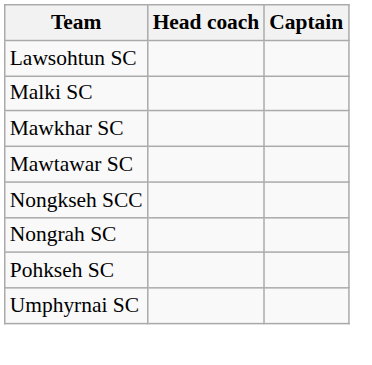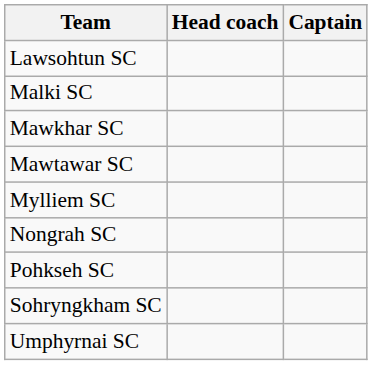+ row: (63, 199)
- row: (76, 199)
+ row: (86, 305)
